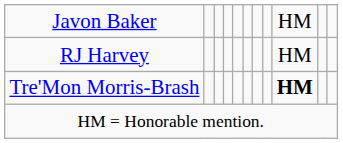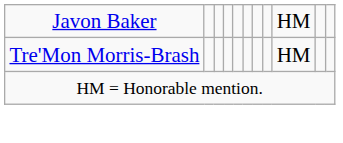- row: (104, 54)
(295, 87) bold -> (294, 54) normal
